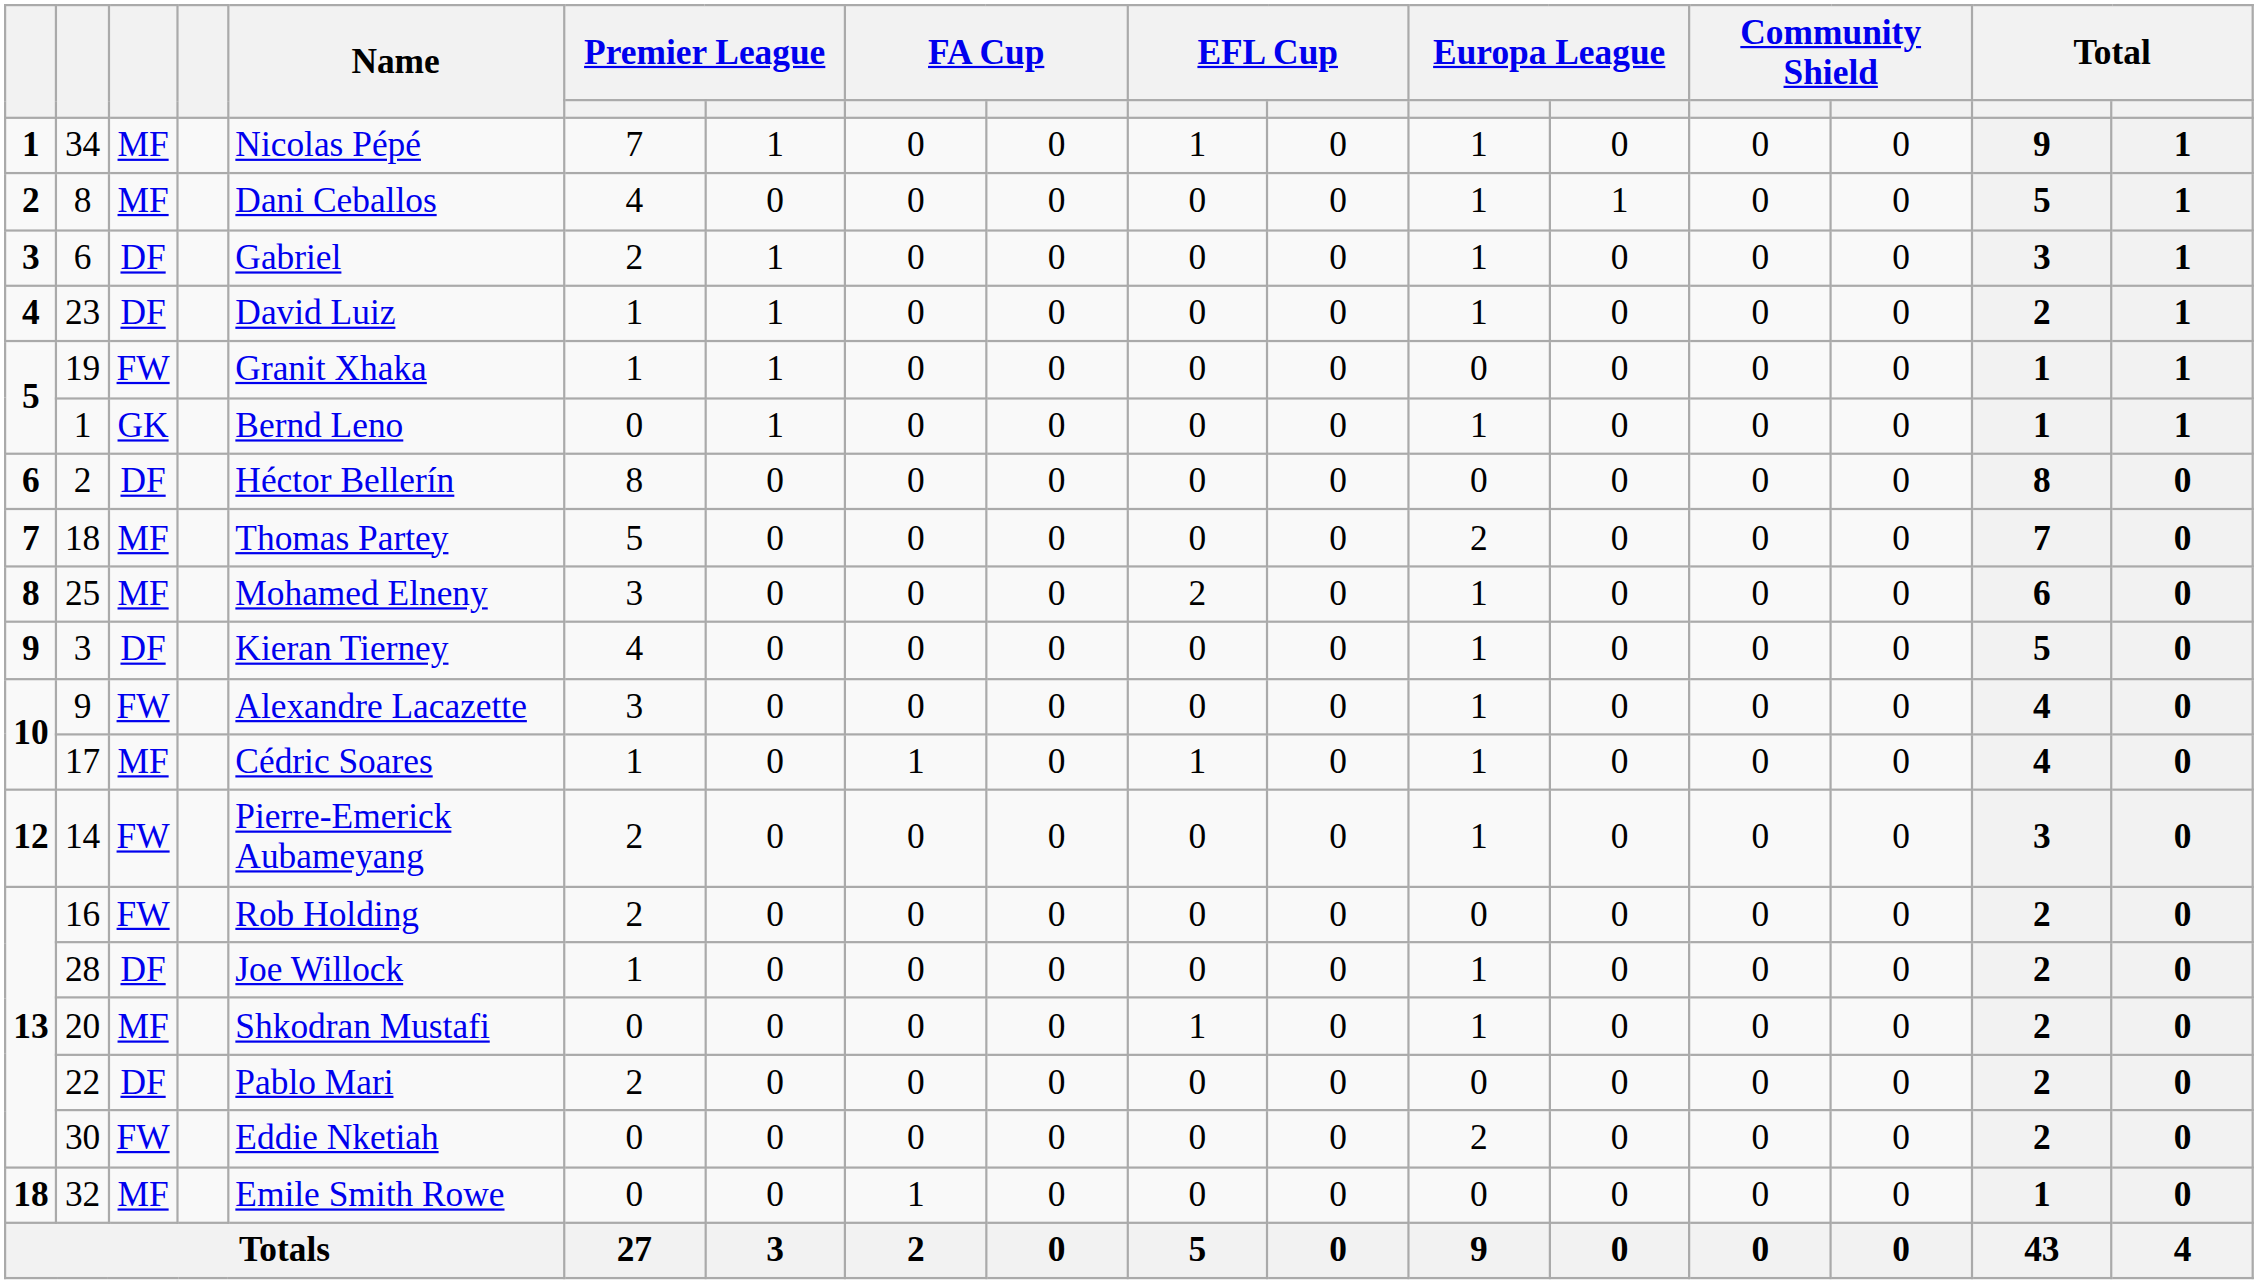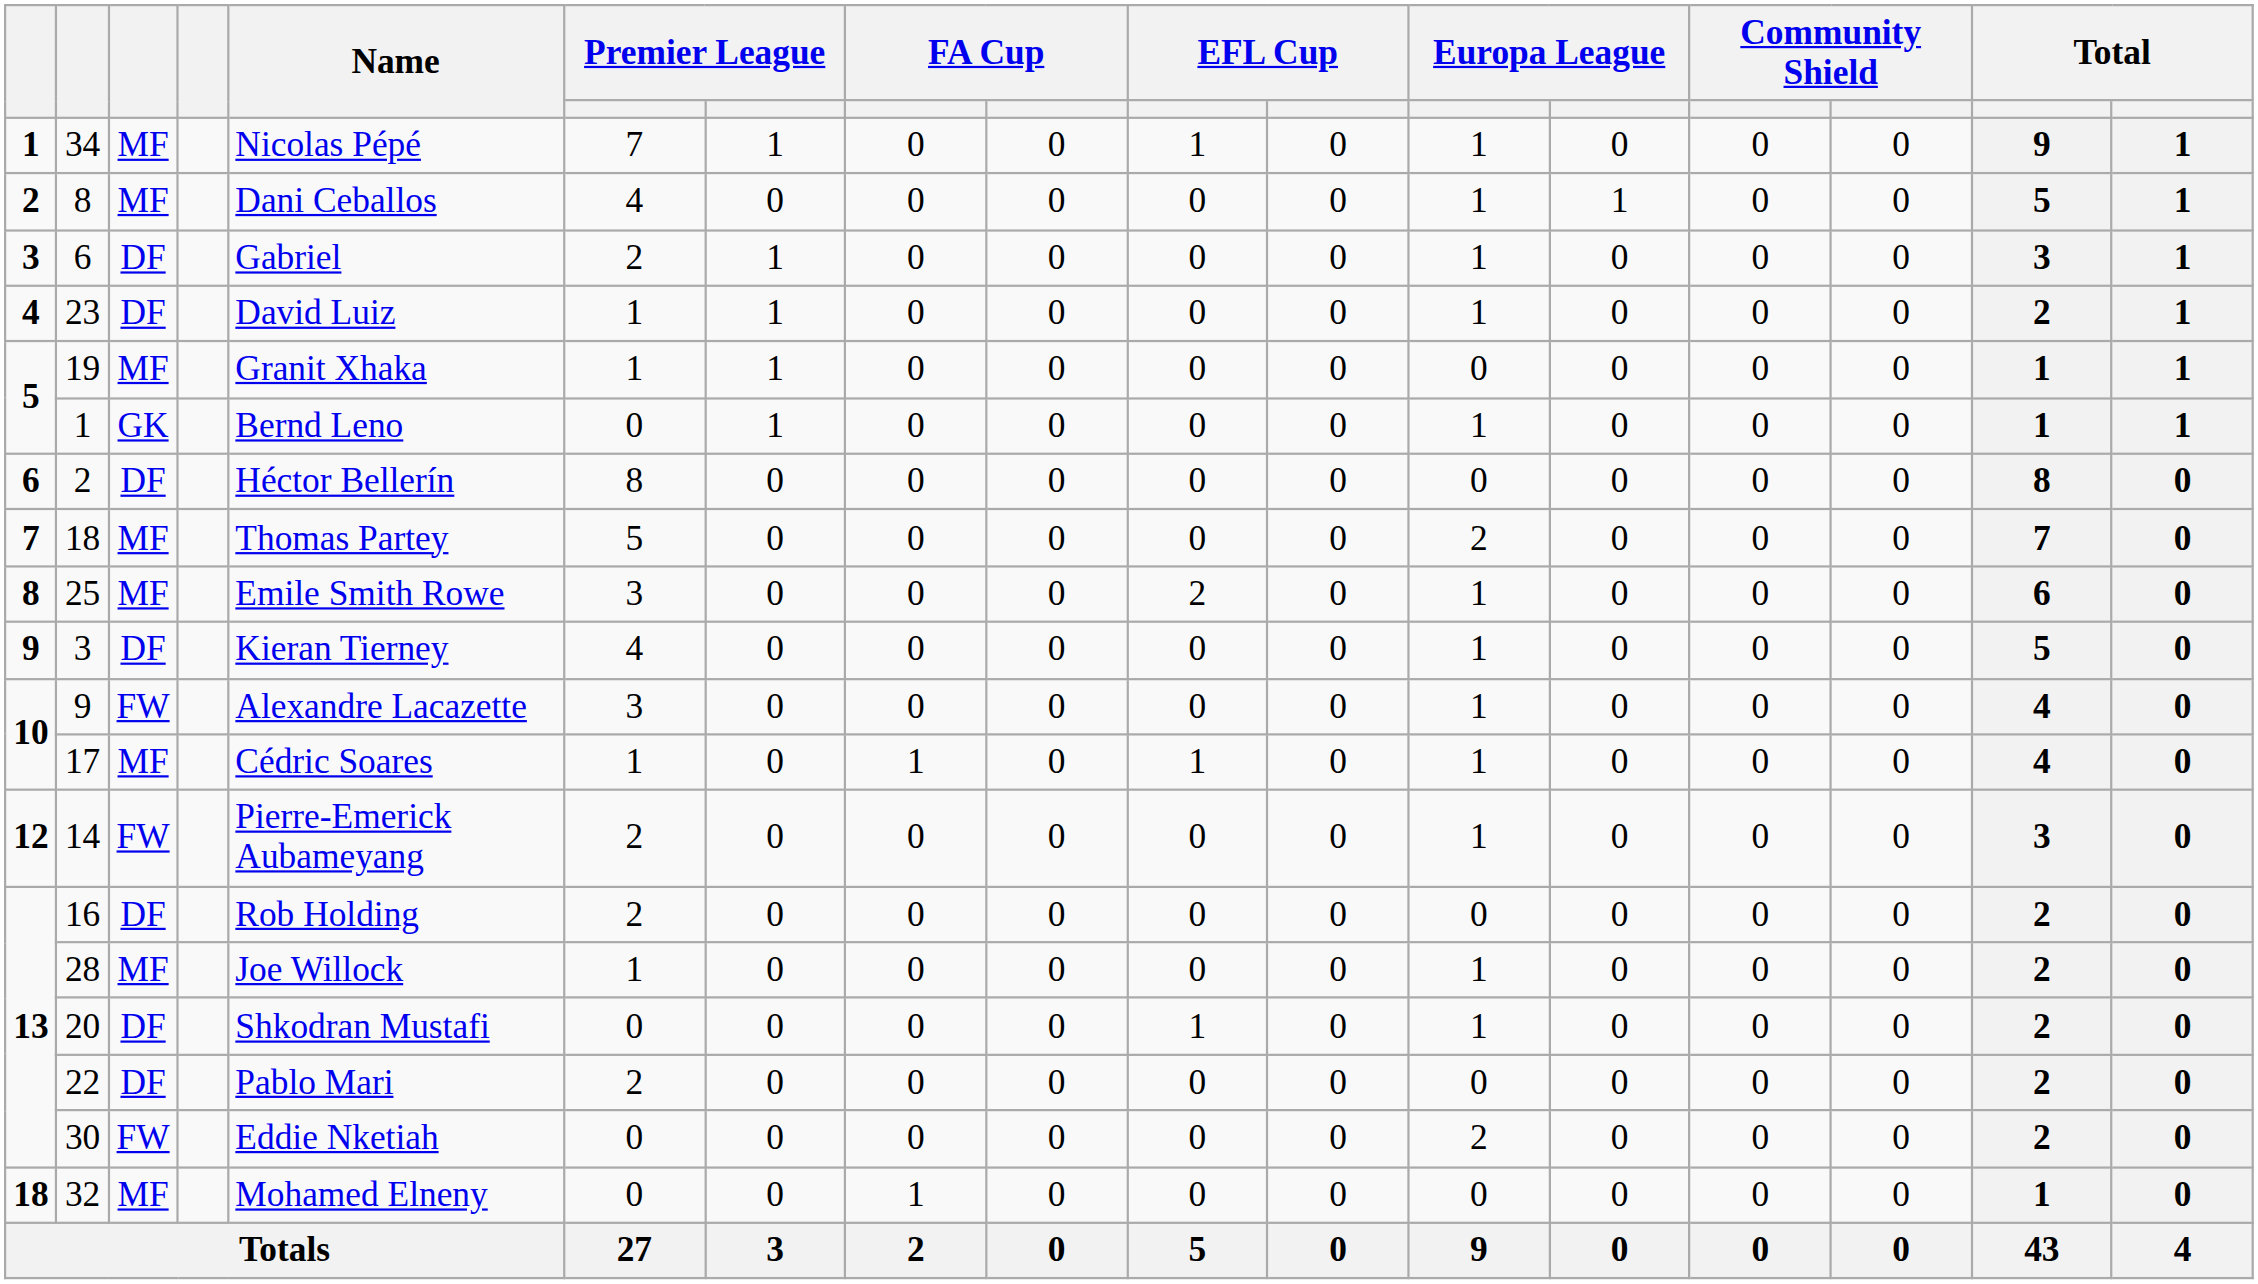(143, 369) FW -> (143, 369) MF
(362, 593) Mohamed Elneny -> (370, 593) Emile Smith Rowe
(143, 913) FW -> (143, 913) DF
(143, 969) DF -> (143, 969) MF
(143, 1025) MF -> (143, 1025) DF
(370, 1193) Emile Smith Rowe -> (362, 1193) Mohamed Elneny
